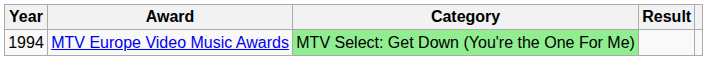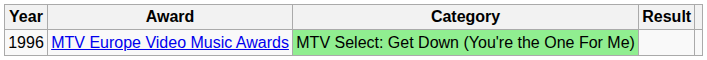(26, 42) 1994 -> (26, 42) 1996
